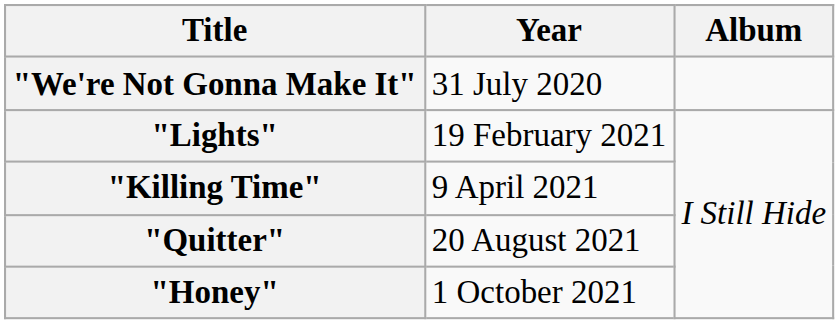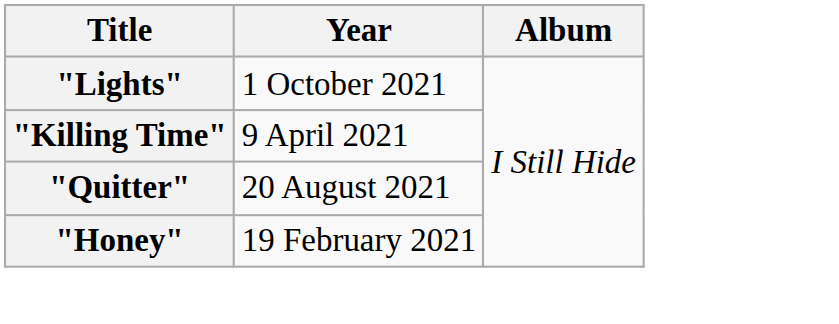- row: (215, 82)
(549, 135) 19 February 2021 -> (344, 82) 1 October 2021
(534, 291) 1 October 2021 -> (359, 239) 19 February 2021
